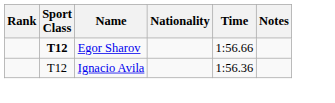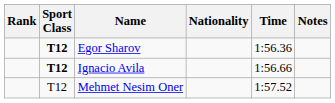(234, 48) 1:56.66 -> (273, 48) 1:56.36
(57, 68) normal -> (57, 68) bold
(234, 68) 1:56.36 -> (273, 68) 1:56.66
+ row: (130, 87)
